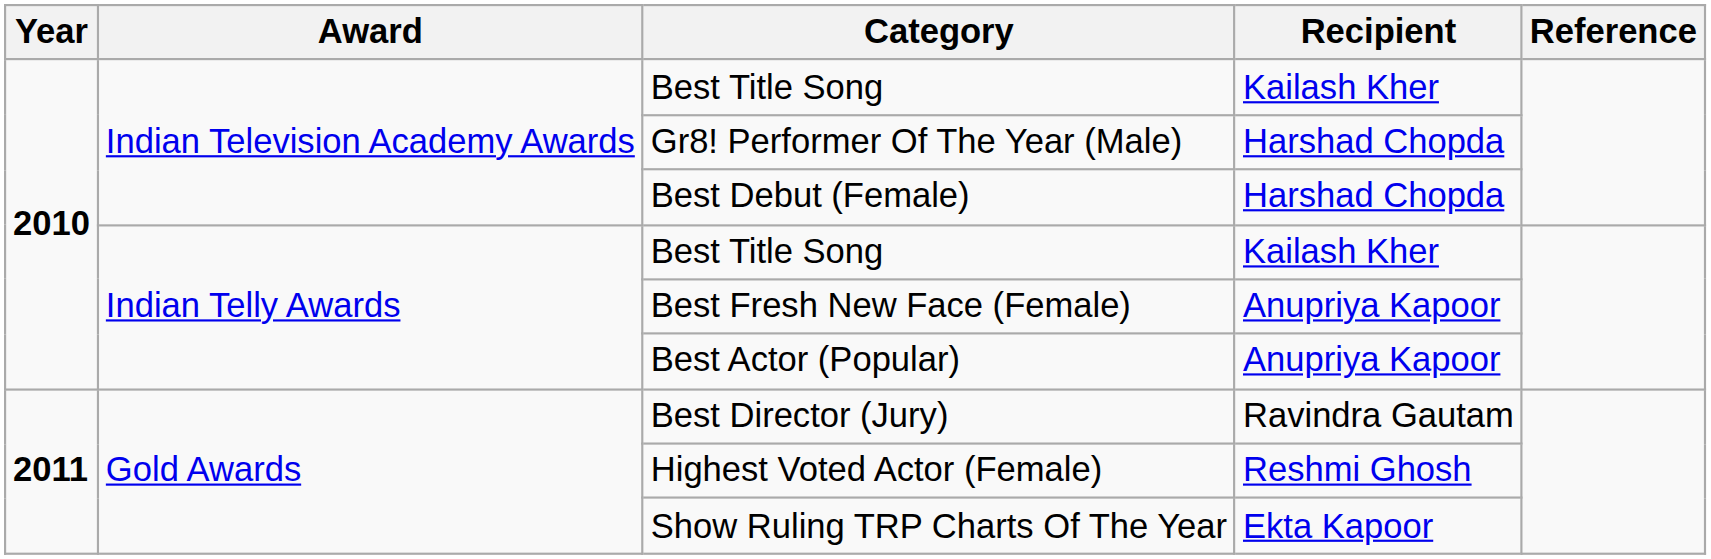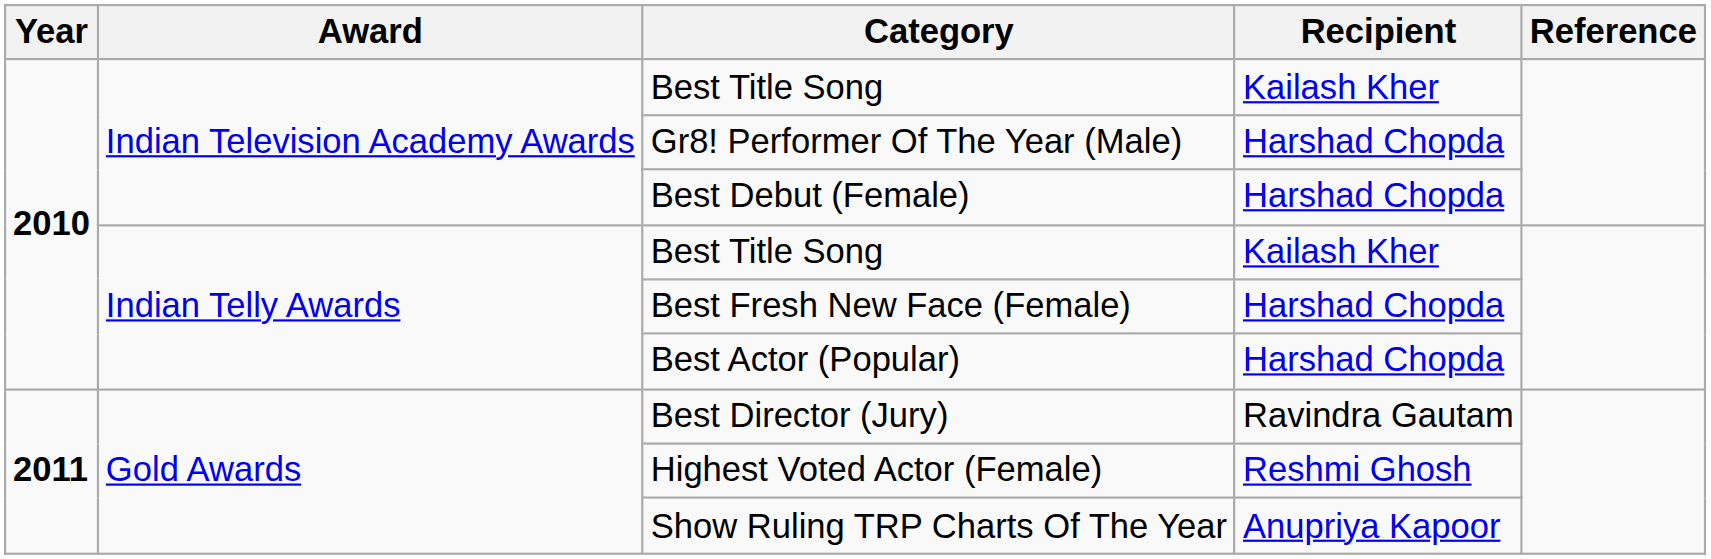(1372, 305) Anupriya Kapoor -> (1374, 305) Harshad Chopda
(1372, 360) Anupriya Kapoor -> (1374, 360) Harshad Chopda
(1338, 525) Ekta Kapoor -> (1372, 525) Anupriya Kapoor
